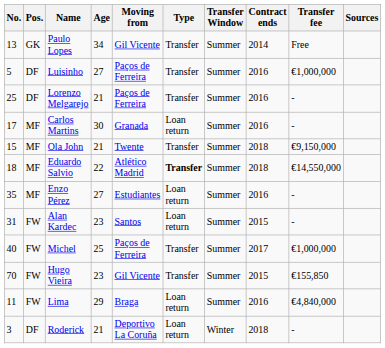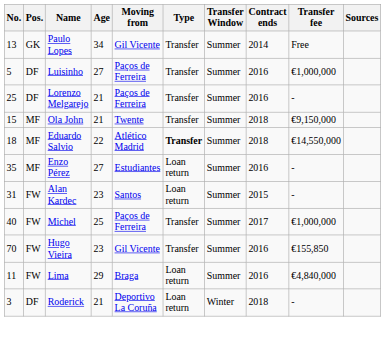- row: (63, 125)
(258, 275) 2015 -> (258, 248) 2016
